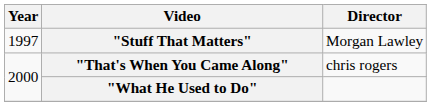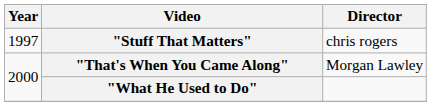(375, 40) Morgan Lawley -> (362, 40) chris rogers
(362, 64) chris rogers -> (375, 64) Morgan Lawley
